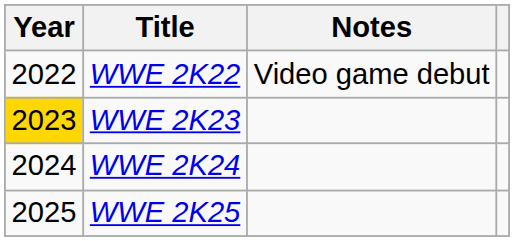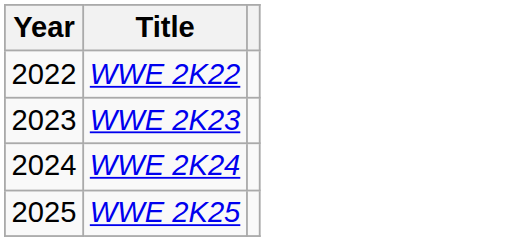- column: (372, 27)
(44, 119) gold background -> (44, 119) no background
